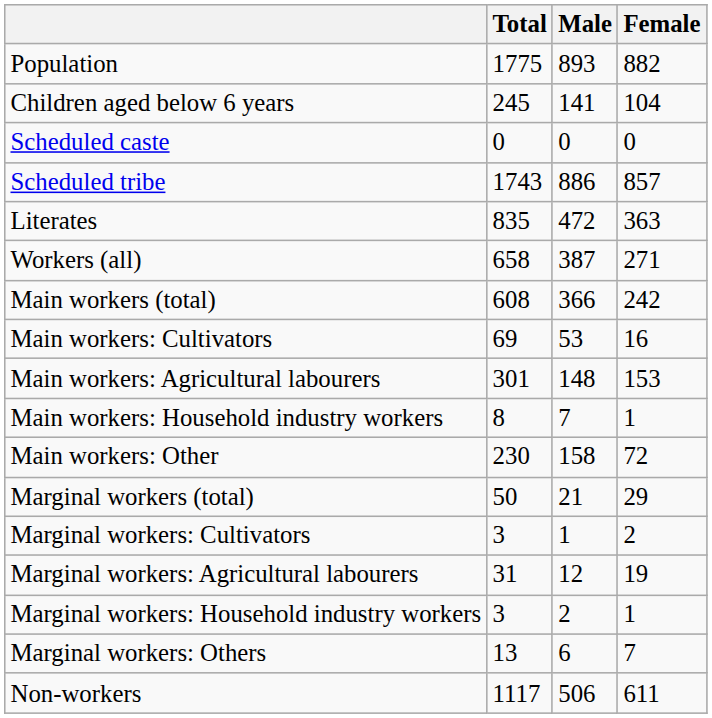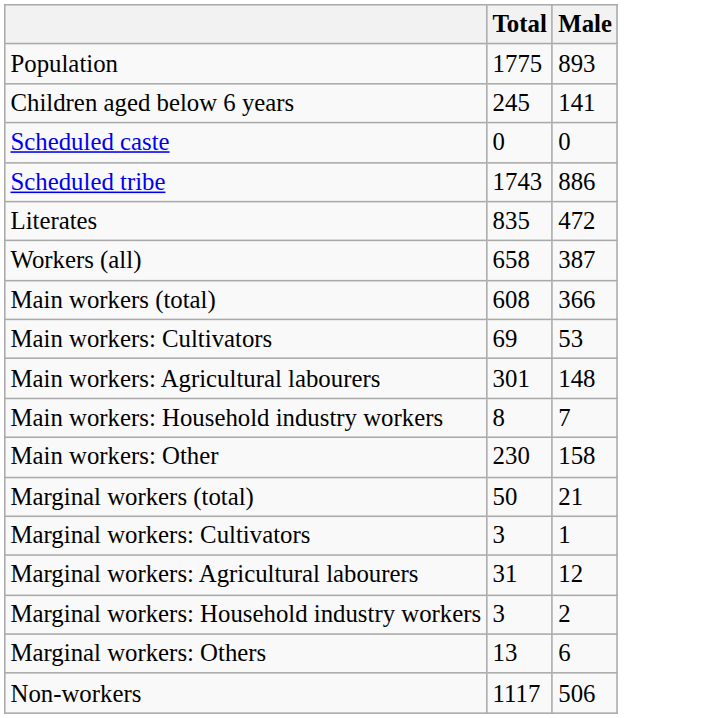- column: (662, 24)
